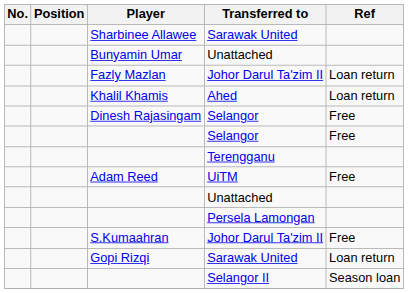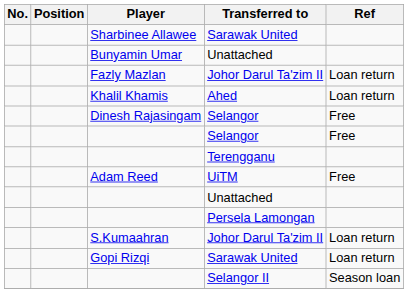(342, 237) Free -> (362, 237) Loan return
